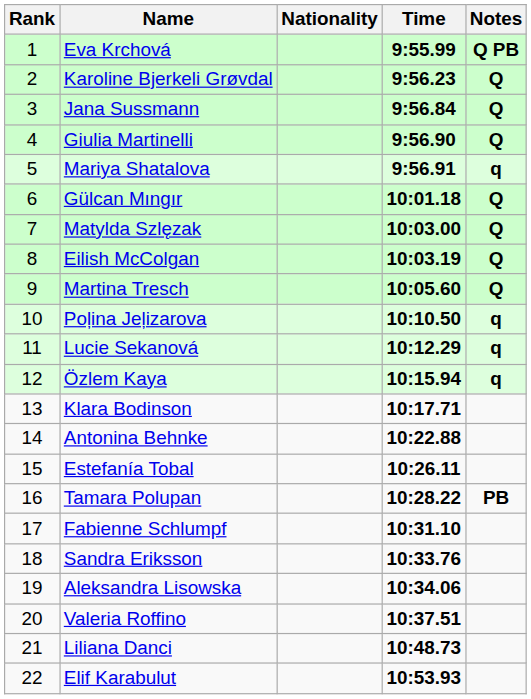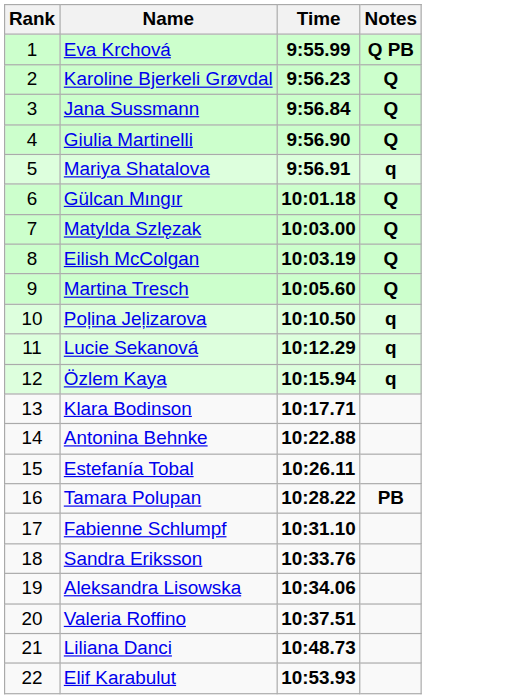- column: (330, 19)
